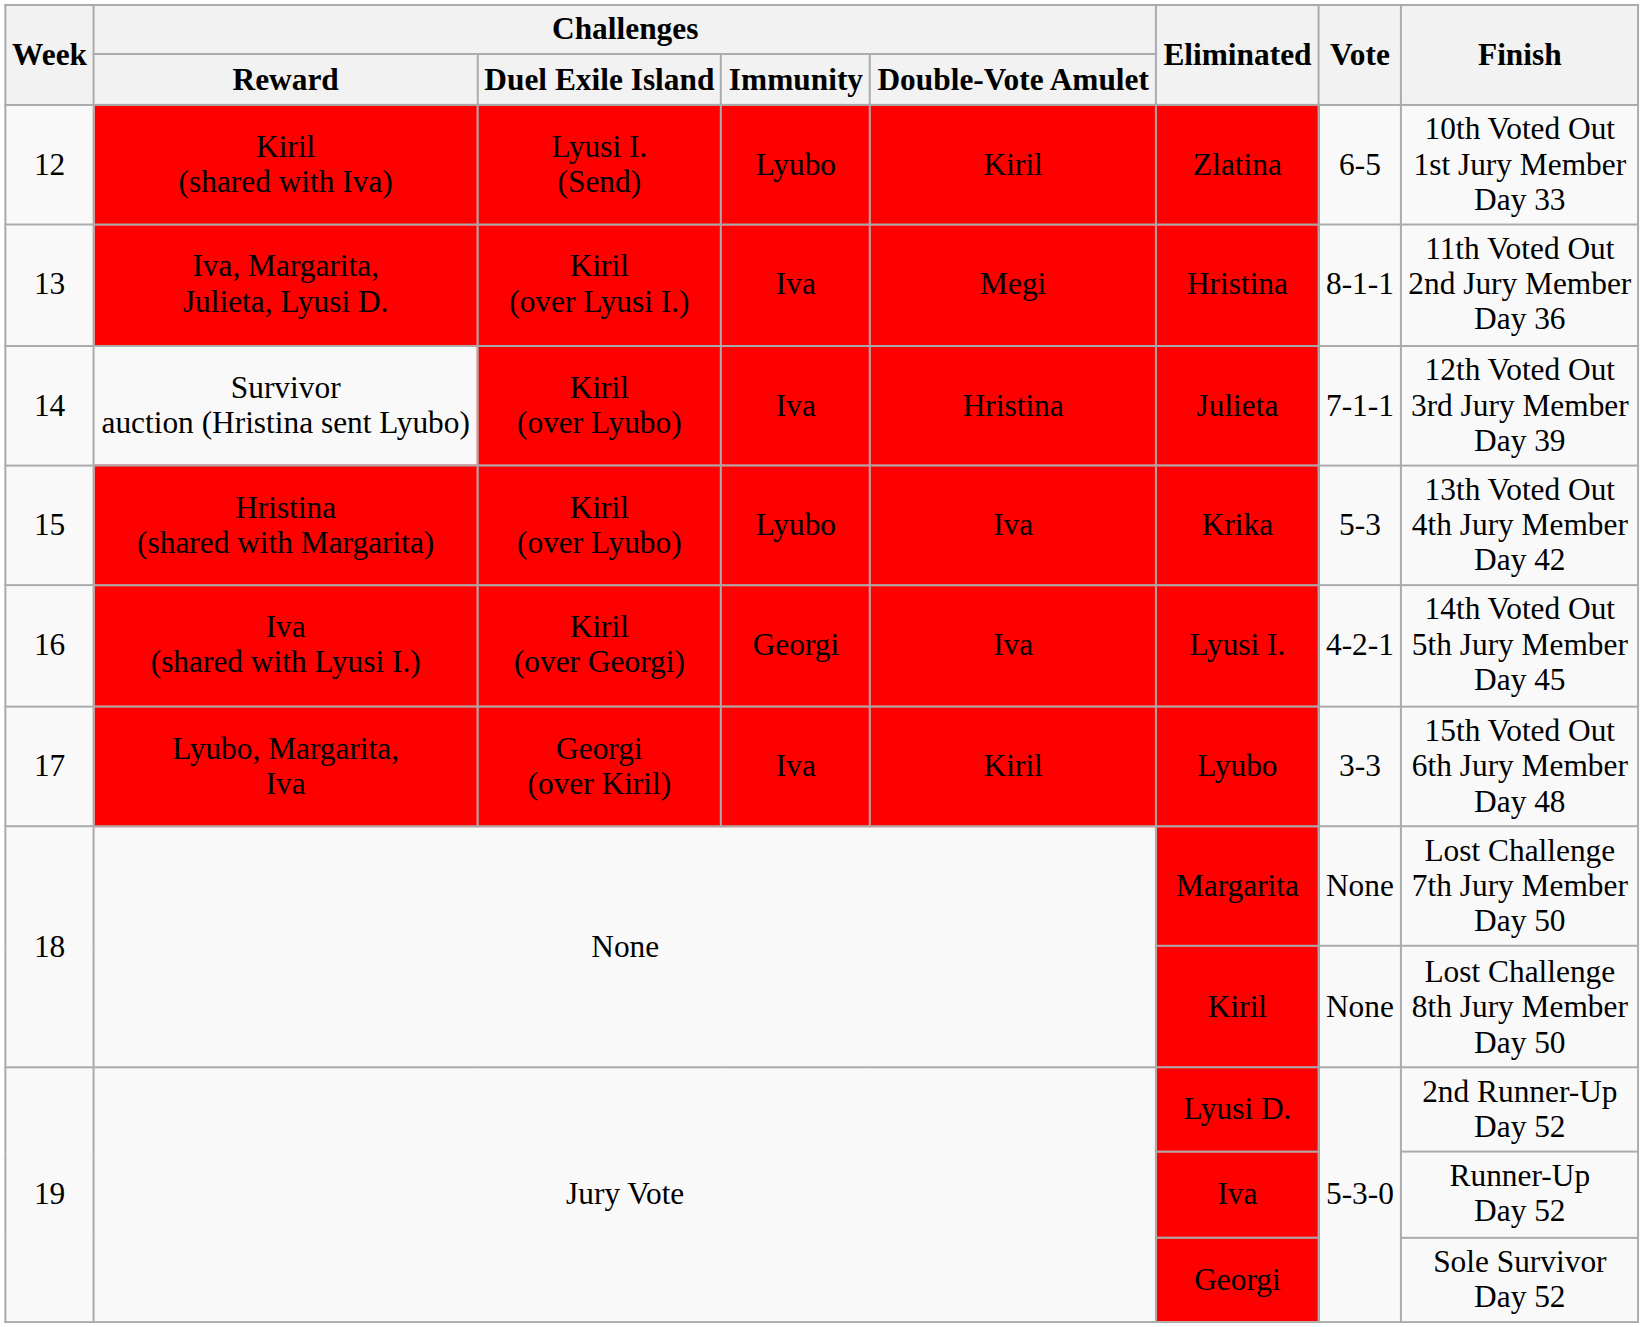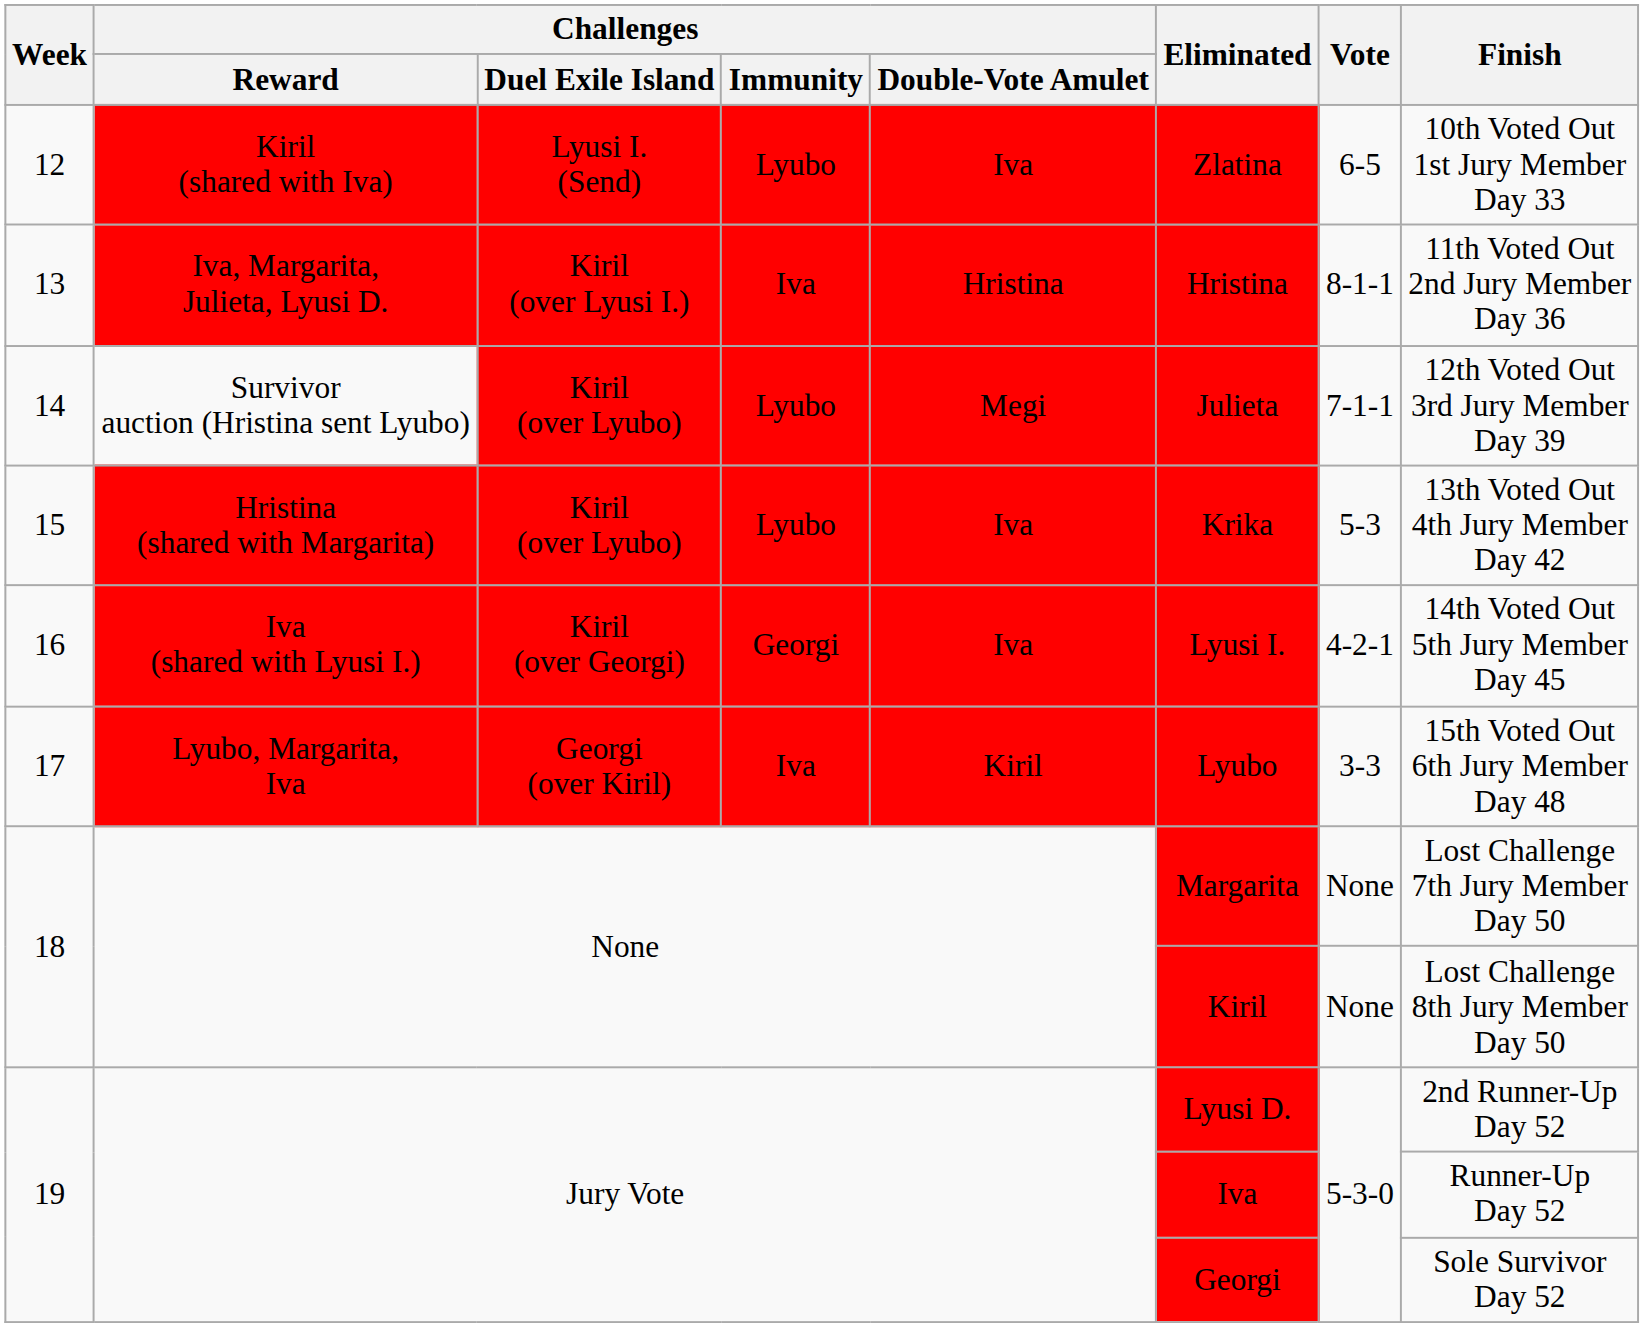(1013, 164) Kiril -> (1013, 164) Iva
(1013, 284) Megi -> (1013, 284) Hristina
(796, 404) Iva -> (796, 404) Lyubo
(1013, 404) Hristina -> (1013, 404) Megi
